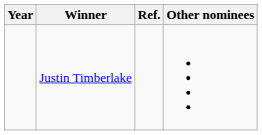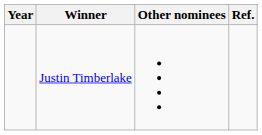columns swapped: (210, 14) <-> (149, 14)
